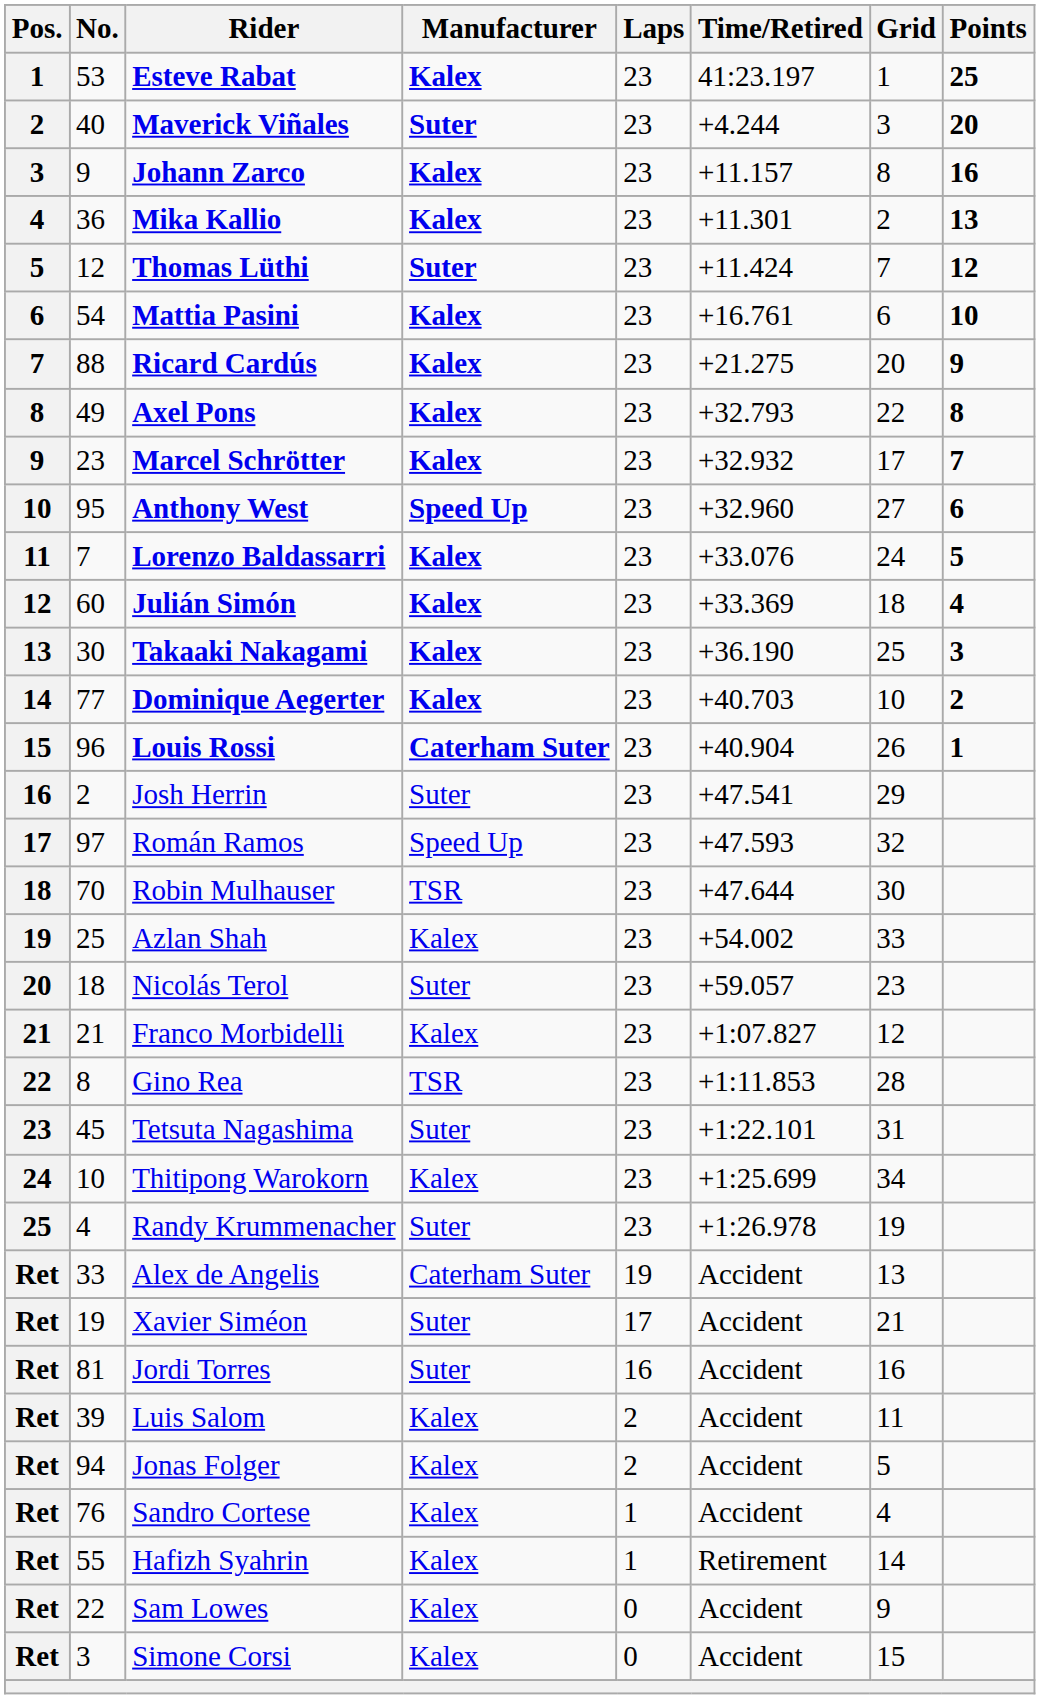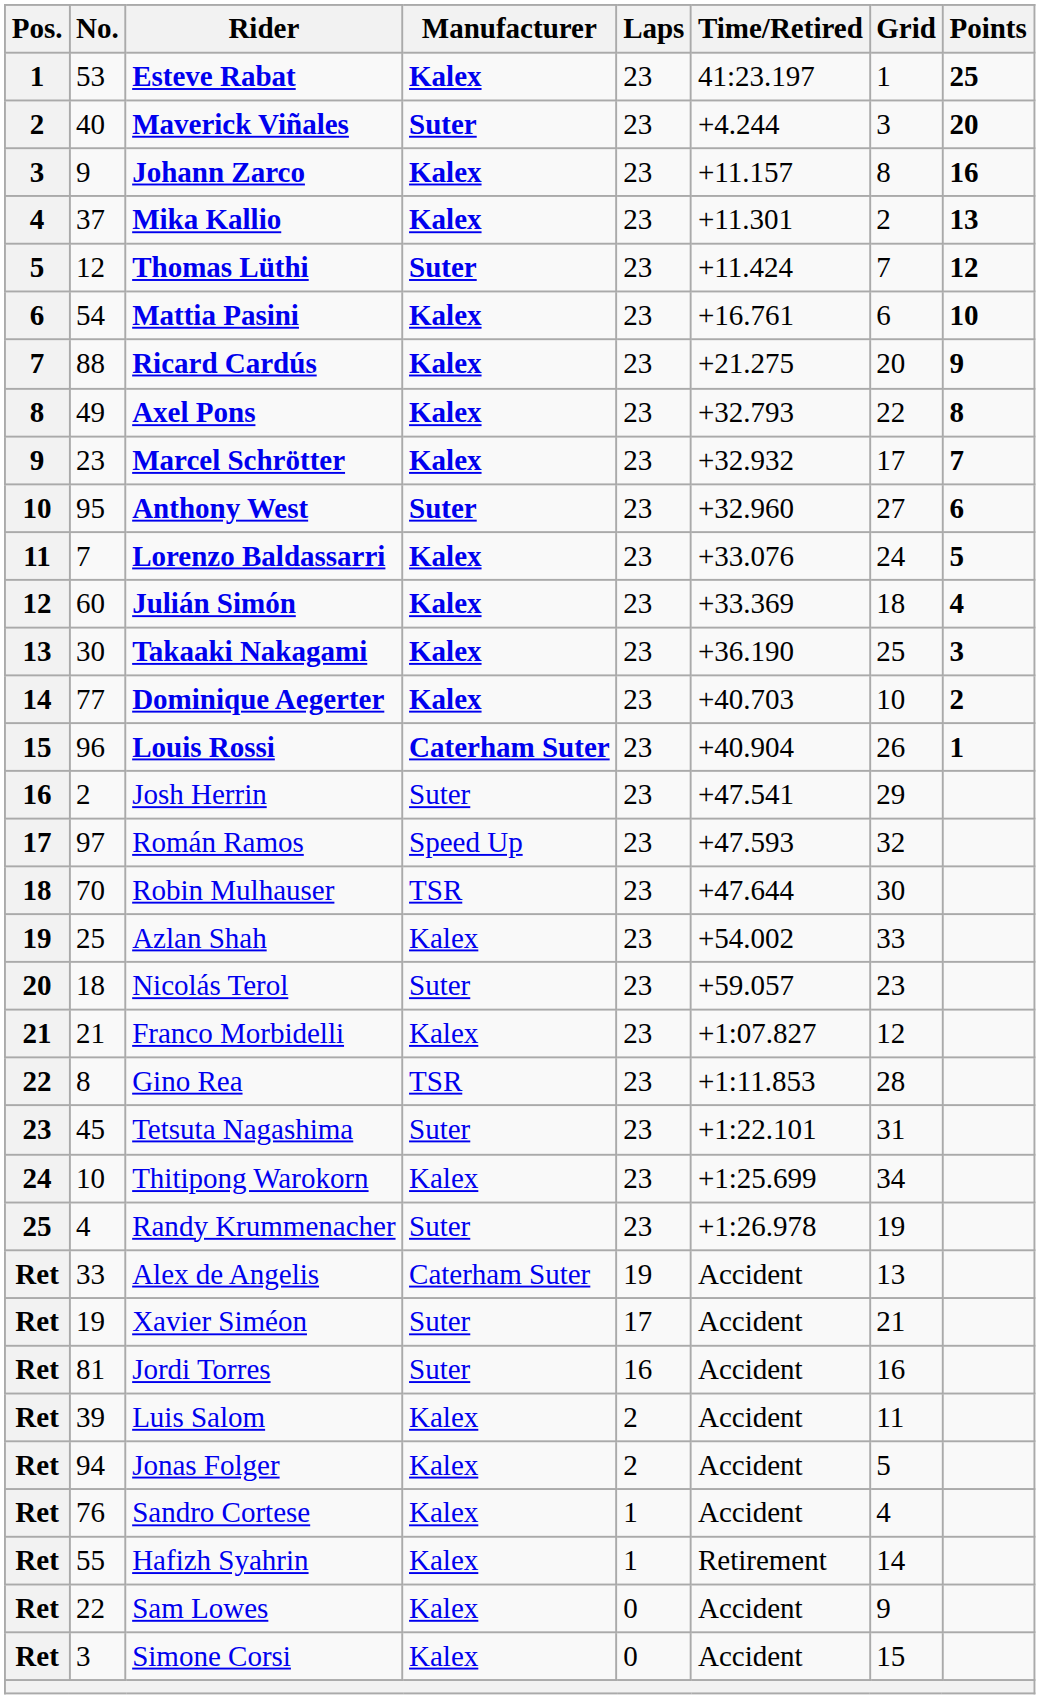(90, 220) 36 -> (90, 220) 37
(468, 507) Speed Up -> (443, 507) Suter
